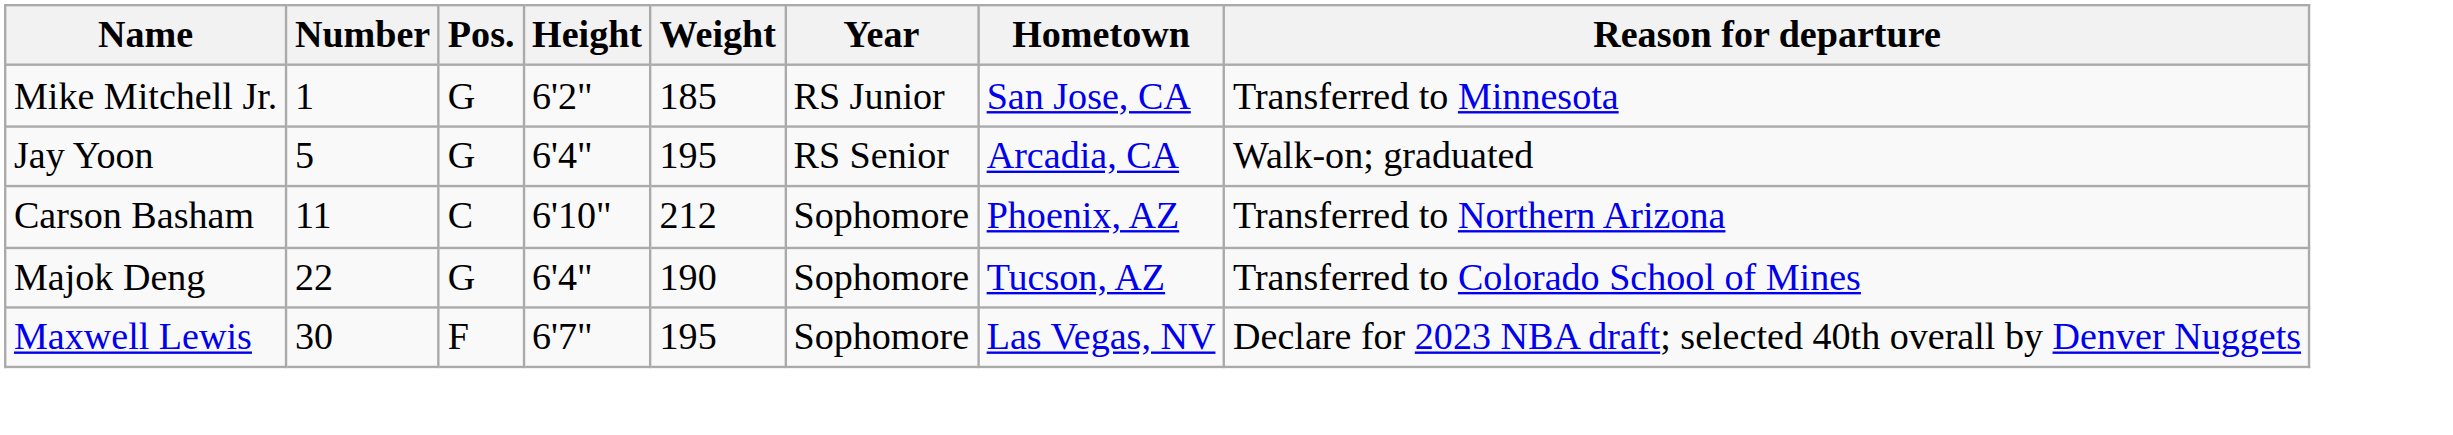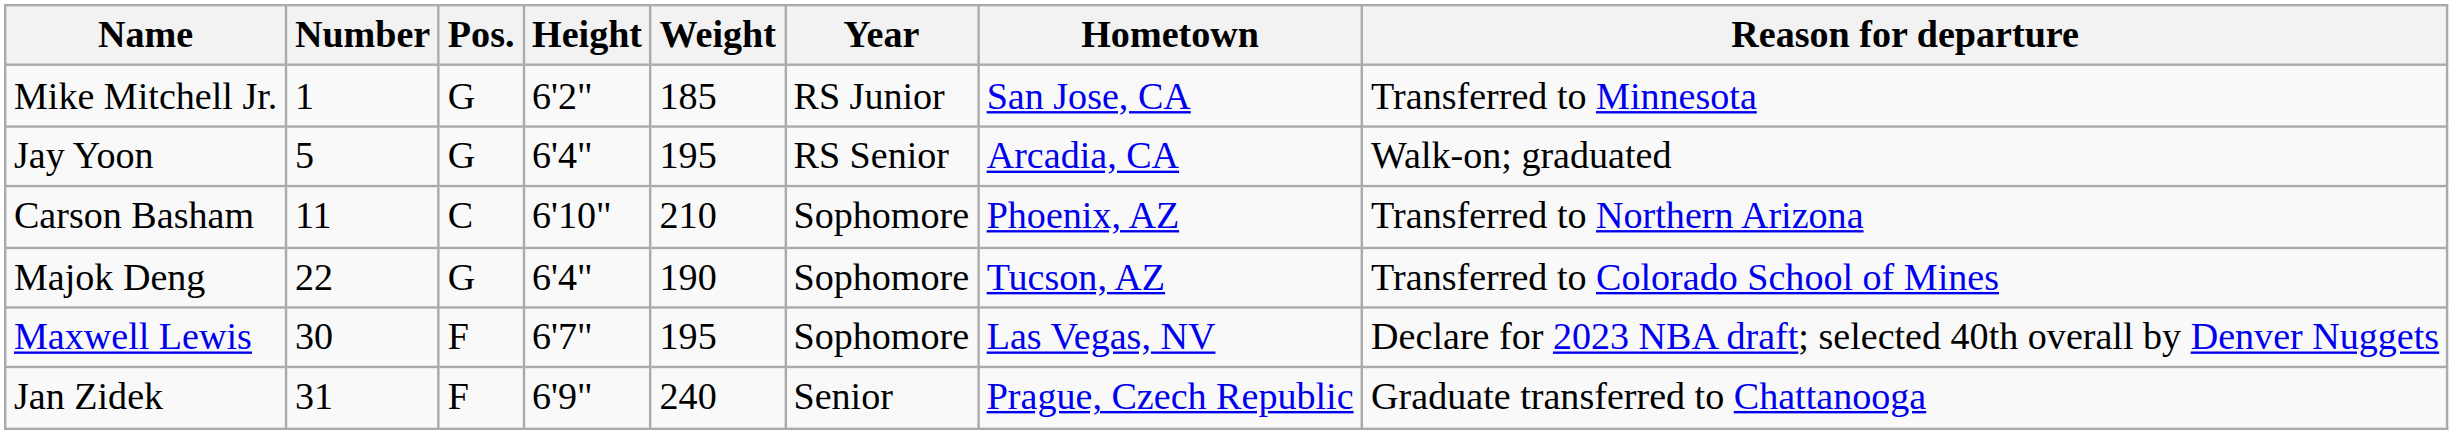(688, 215) 212 -> (688, 215) 210
+ row: (89, 397)
